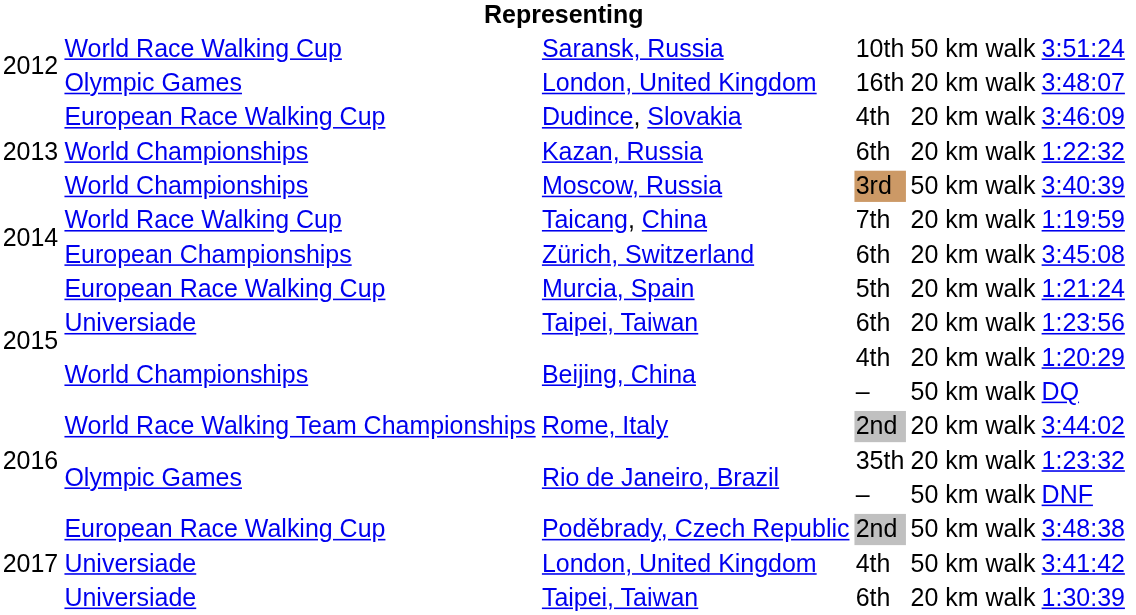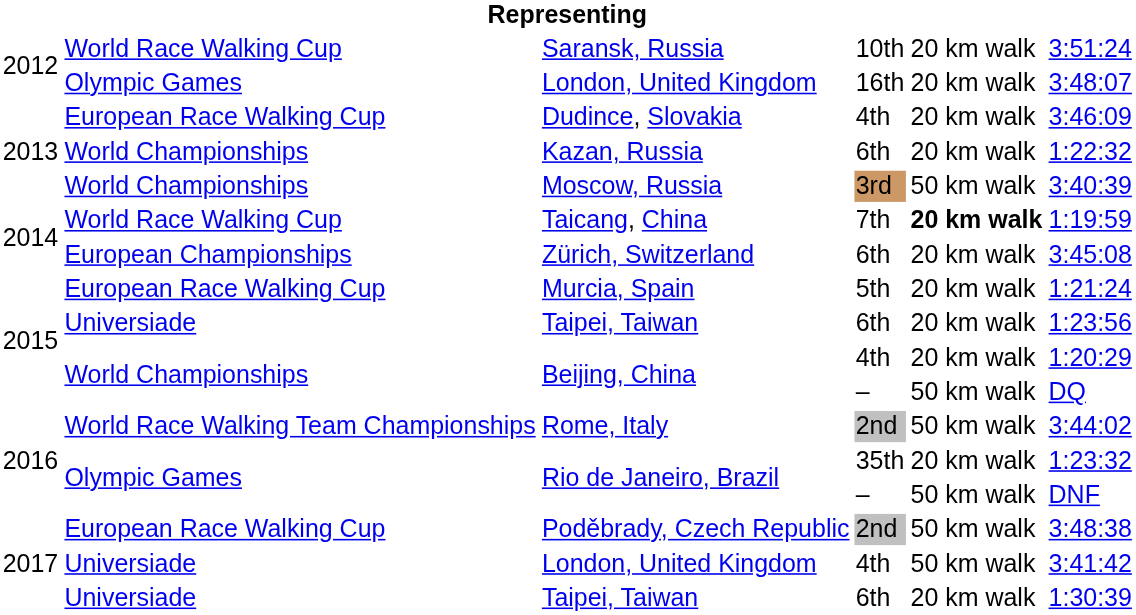(973, 48) 50 km walk -> (973, 48) 20 km walk
(973, 220) normal -> (976, 220) bold
(973, 426) 20 km walk -> (973, 426) 50 km walk
